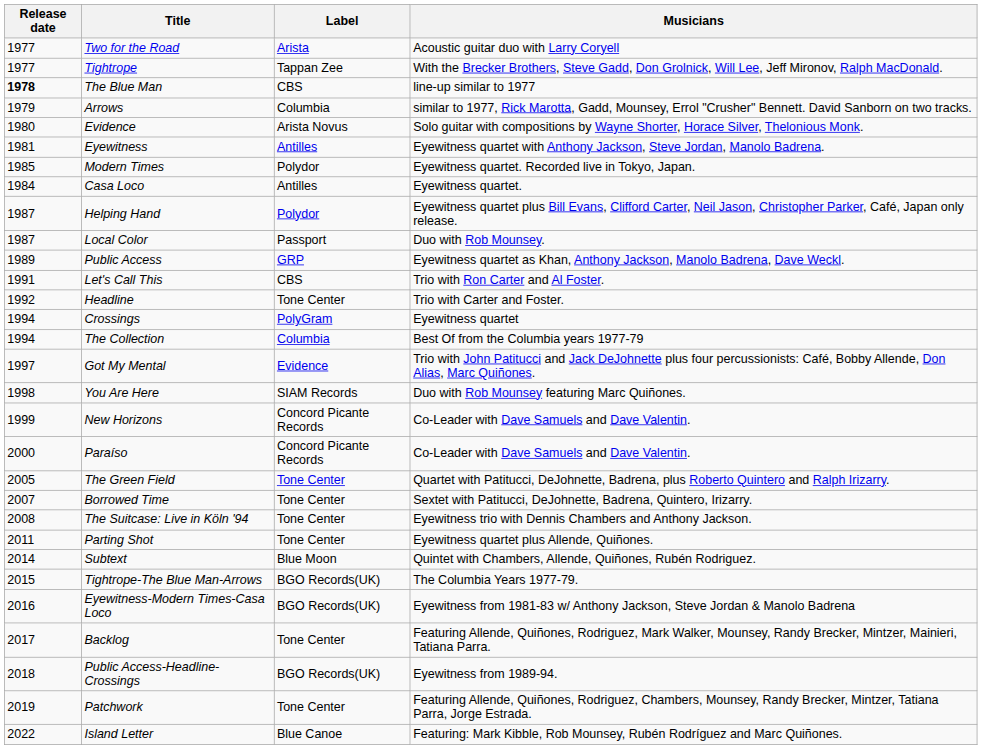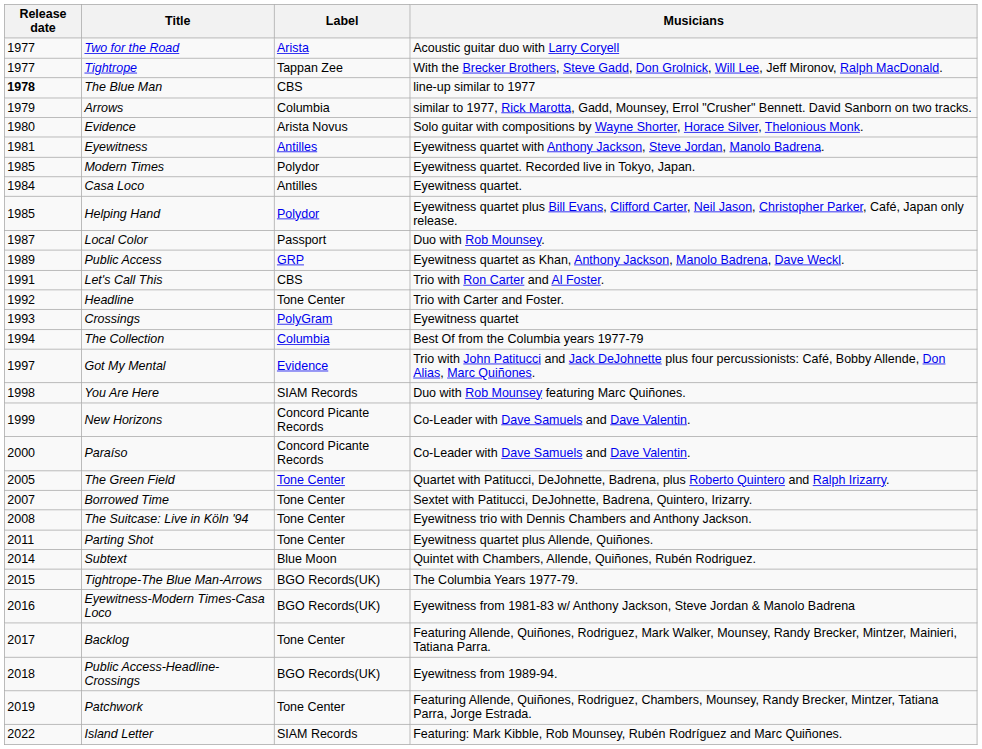(21, 213) 1987 -> (21, 213) 1985
(21, 319) 1994 -> (21, 319) 1993
(310, 734) Blue Canoe -> (317, 734) SIAM Records
